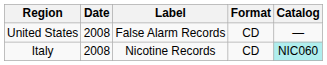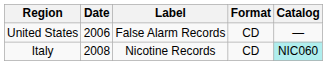(97, 32) 2008 -> (97, 32) 2006
